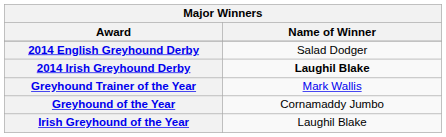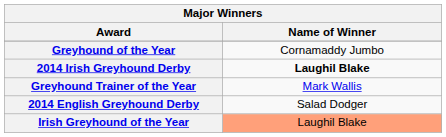rows swapped: (114, 50) <-> (114, 104)
(332, 123) no background -> (332, 123) lightsalmon background
